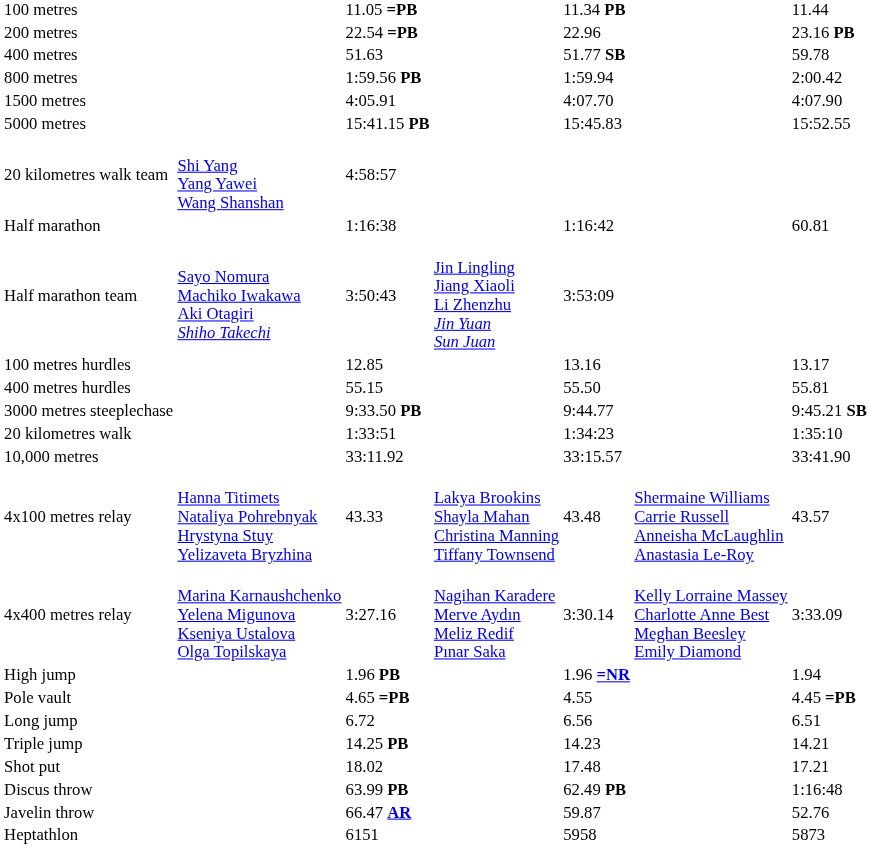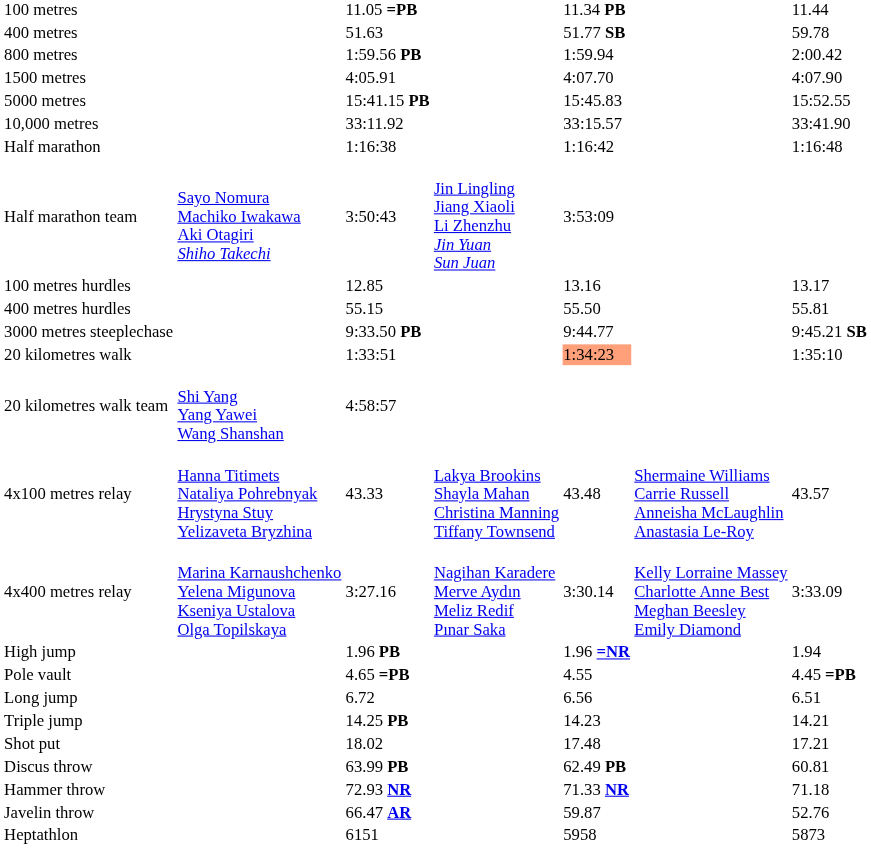- row: (41, 32)
rows swapped: (51, 456) <-> (86, 174)
(811, 225) 60.81 -> (817, 146) 1:16:48
(589, 433) no background -> (589, 354) lightsalmon background
(817, 789) 1:16:48 -> (811, 766) 60.81
+ row: (55, 789)
